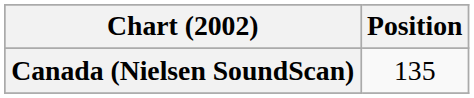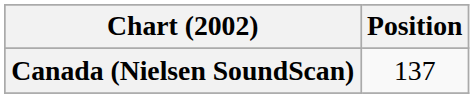(415, 70) 135 -> (415, 70) 137
